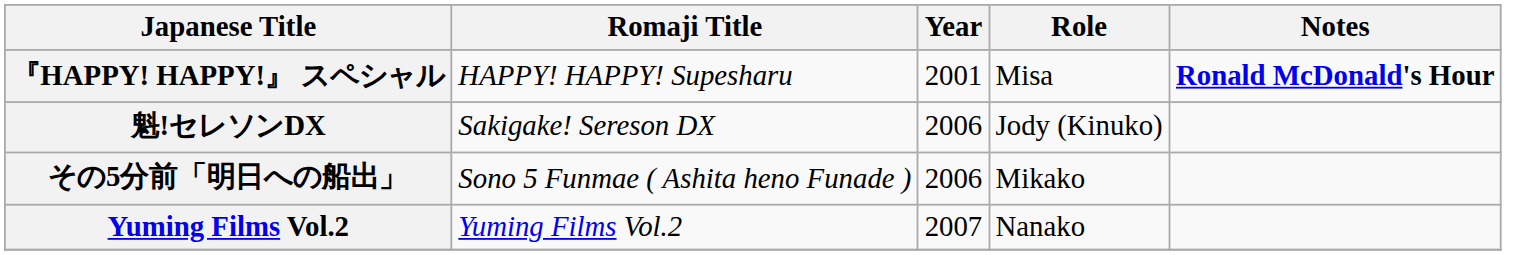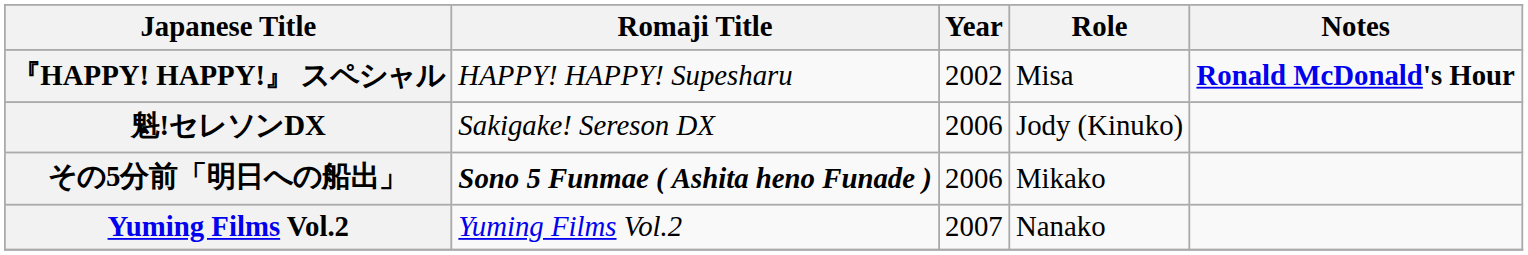(953, 75) 2001 -> (974, 75) 2002
(685, 177) normal -> (695, 177) bold
